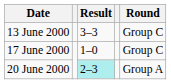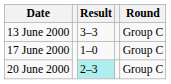(143, 69) Group A -> (143, 69) Group C
